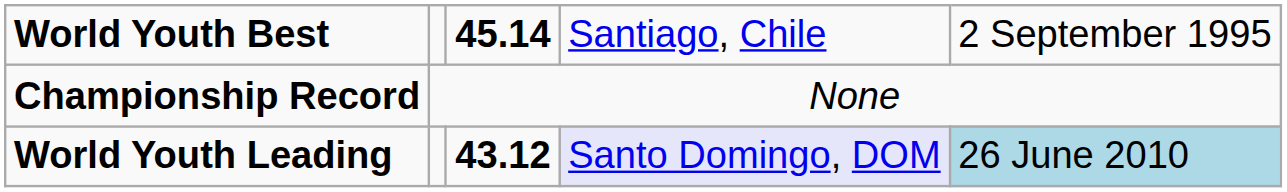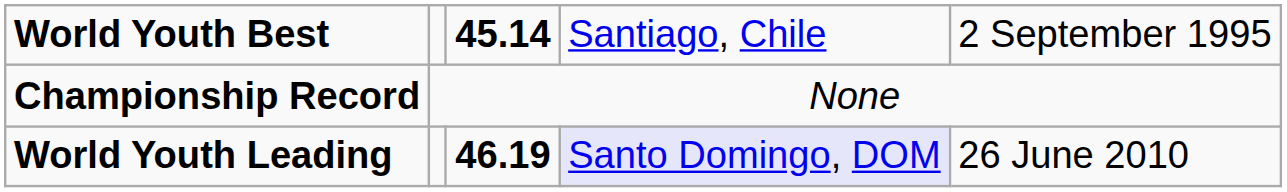(503, 155) 43.12 -> (503, 155) 46.19
(1074, 155) lightblue background -> (1074, 155) no background
